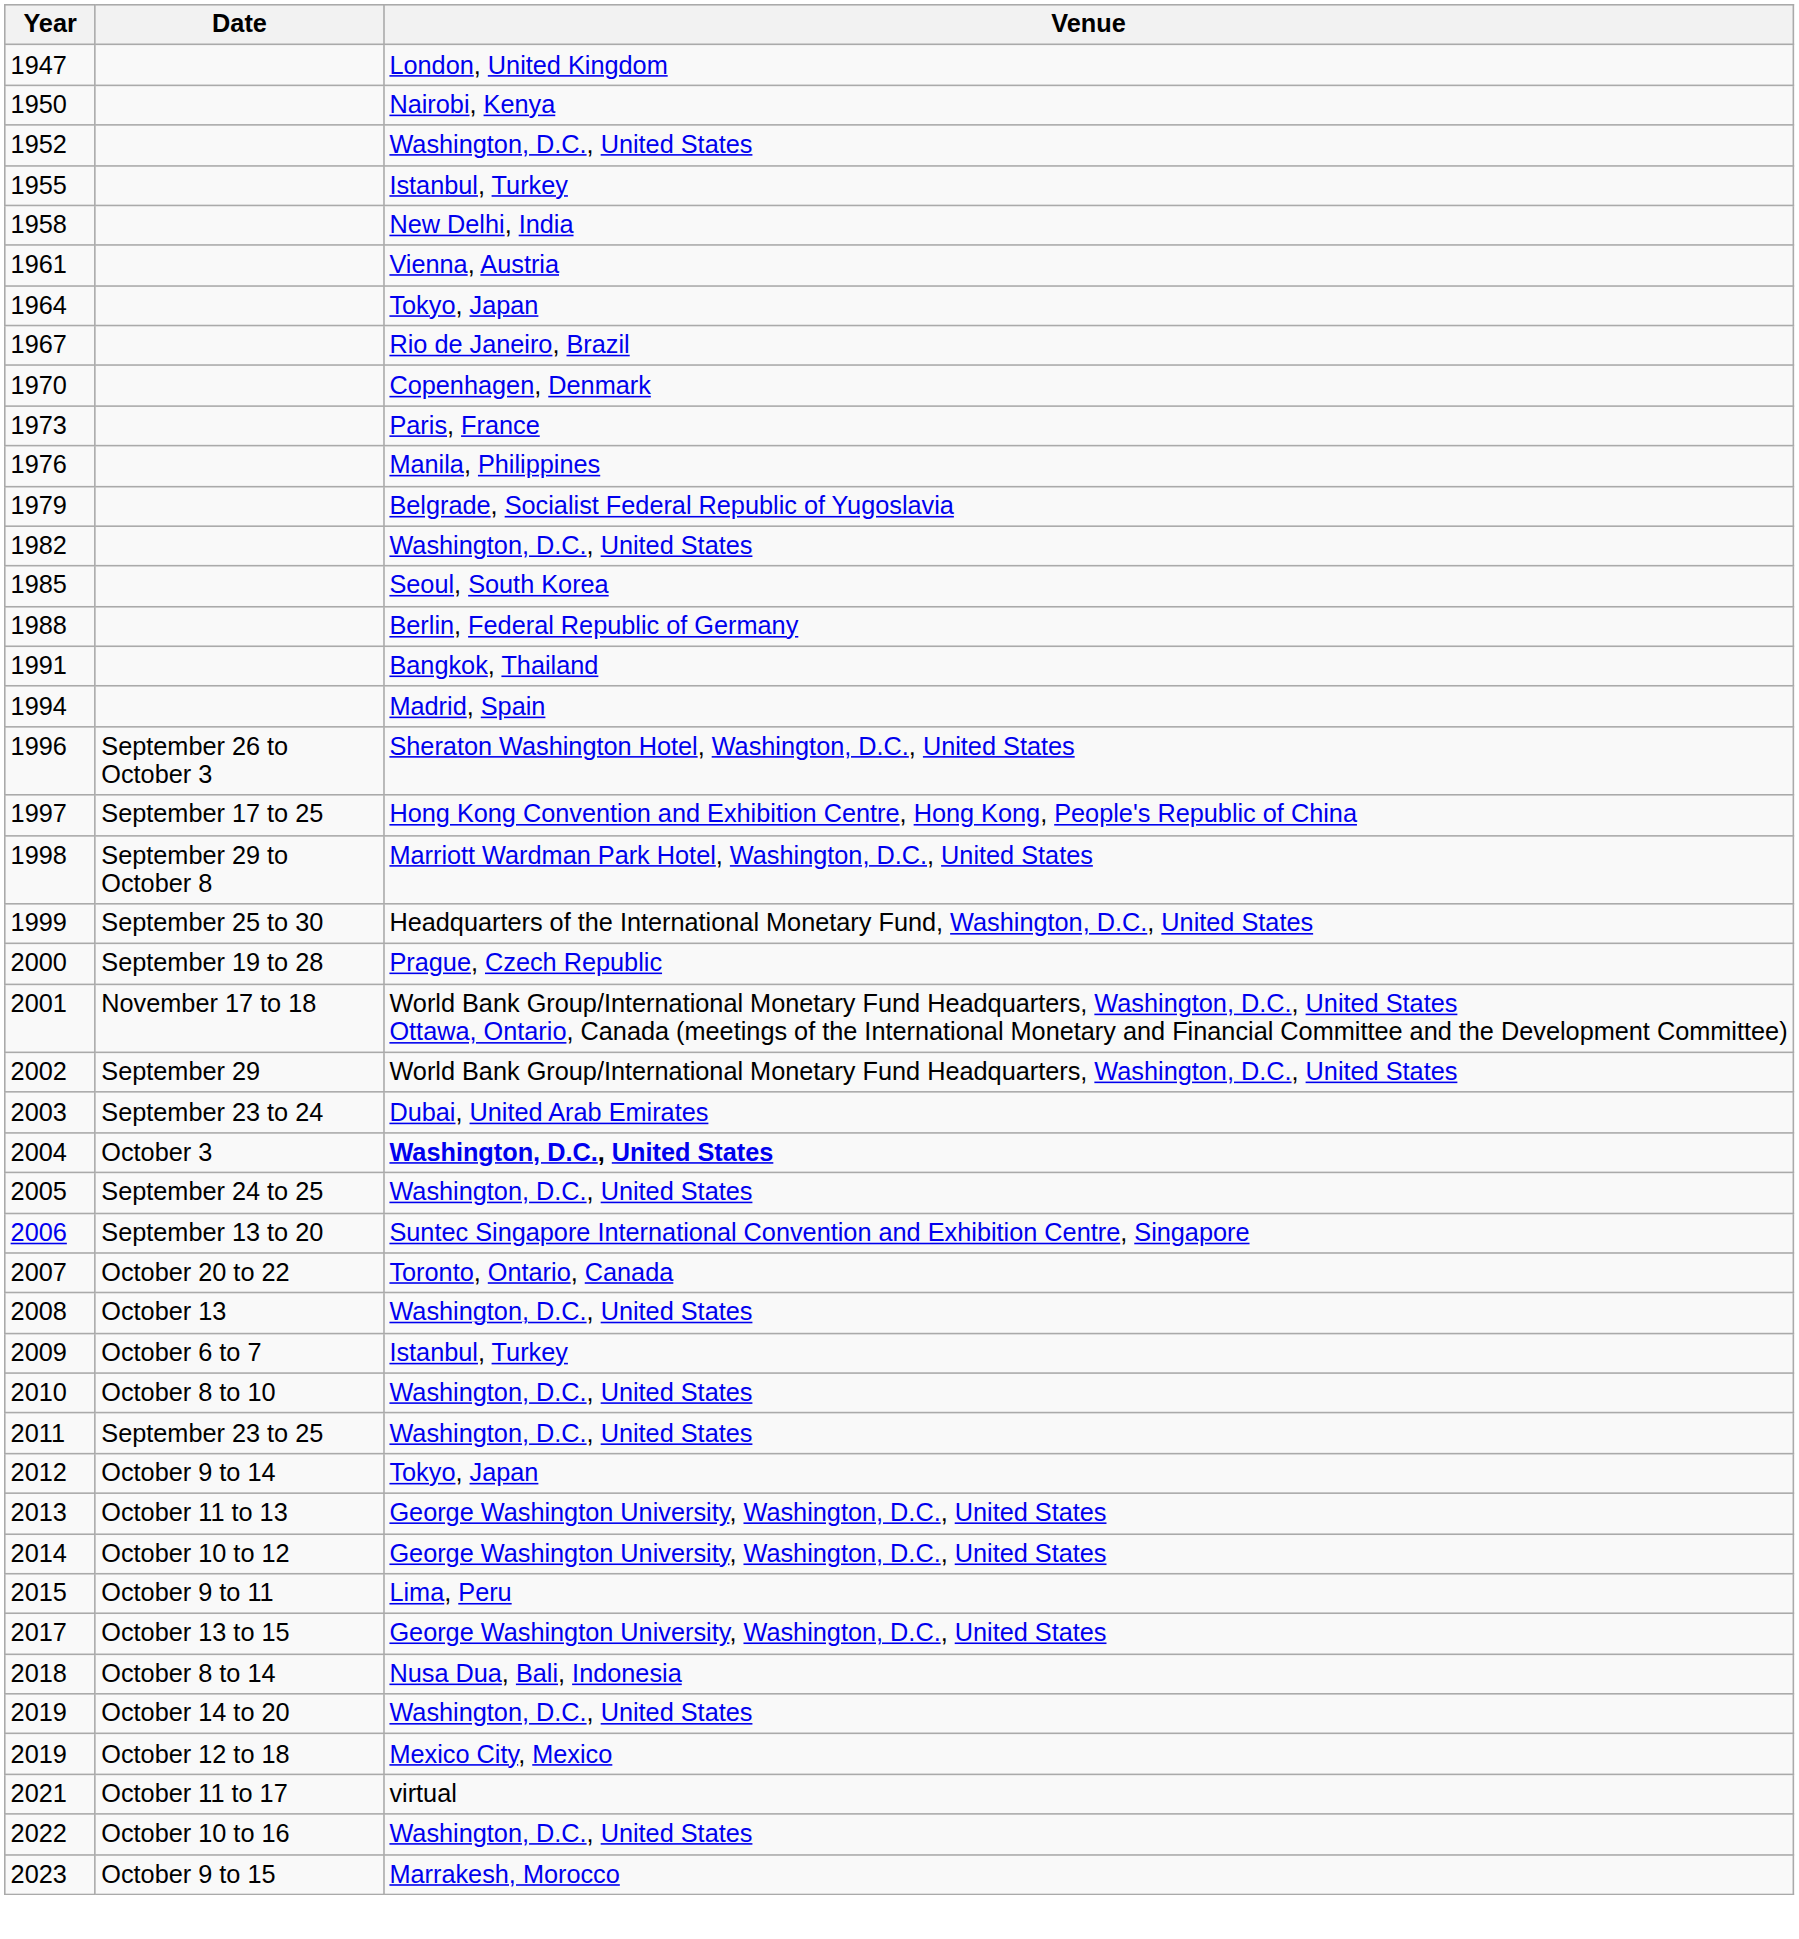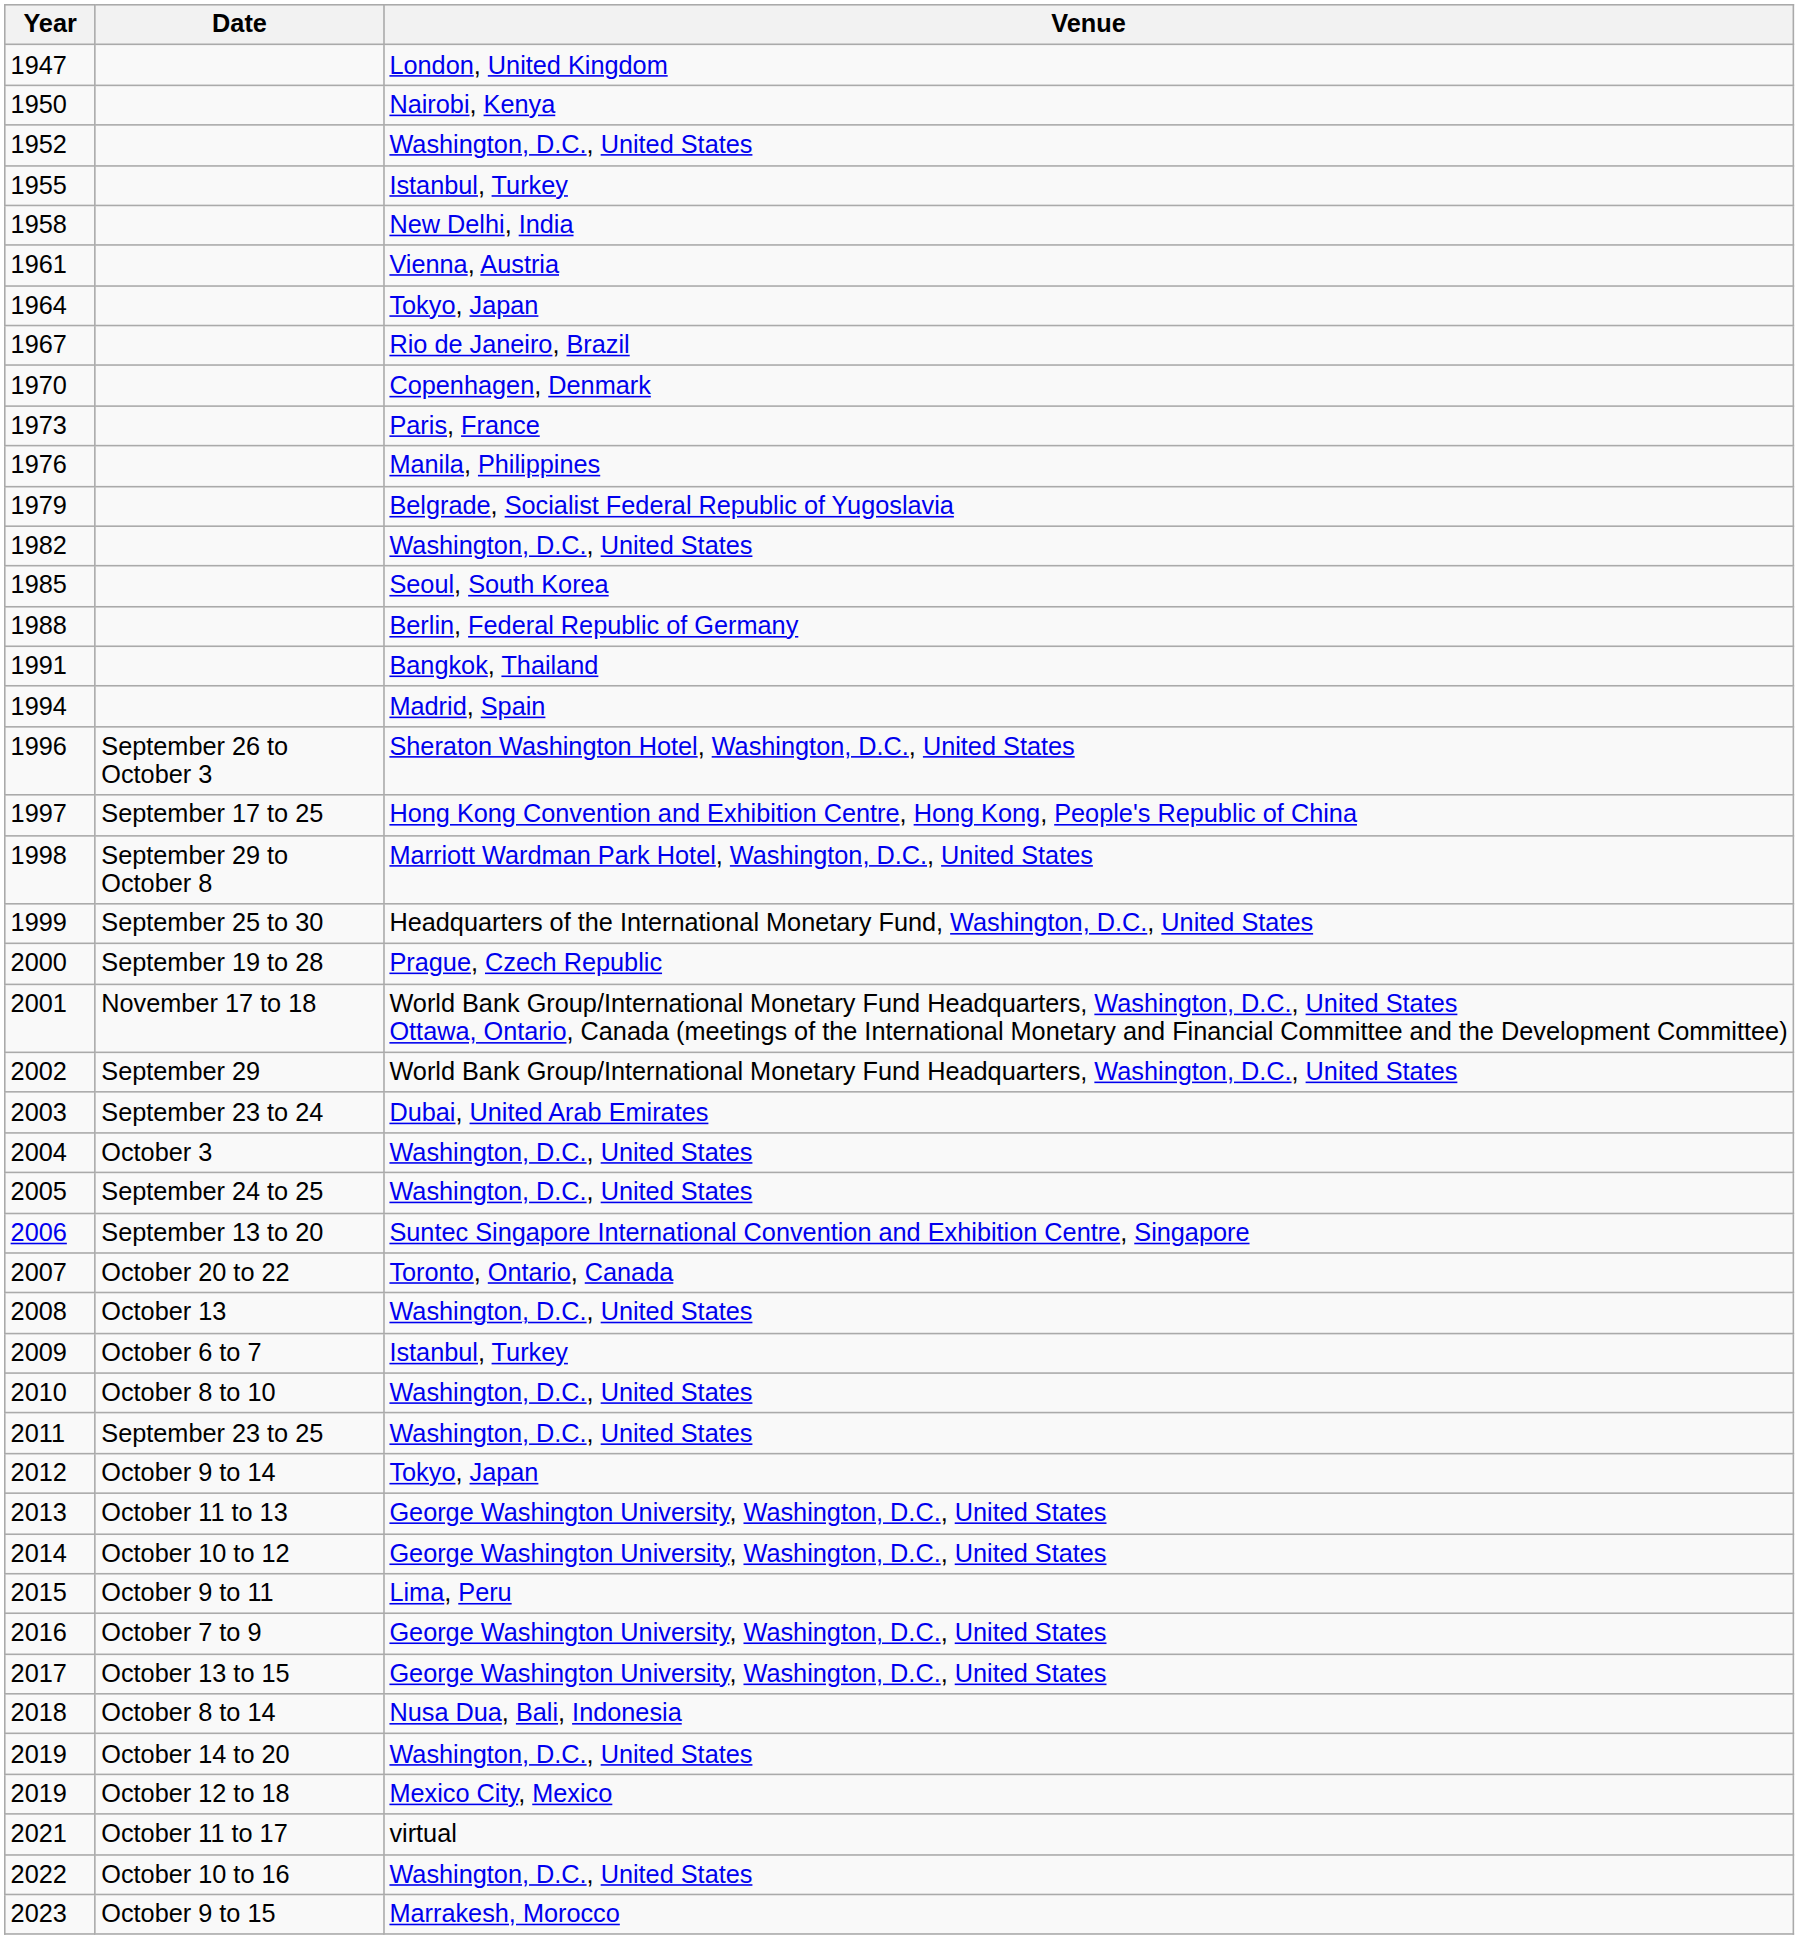(581, 1152) bold -> (571, 1152) normal
+ row: (39, 1633)
